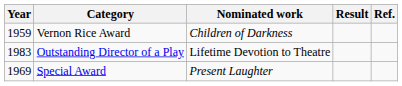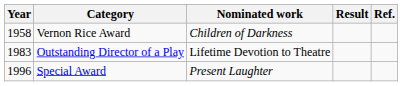(19, 33) 1959 -> (19, 33) 1958
(19, 71) 1969 -> (19, 71) 1996
